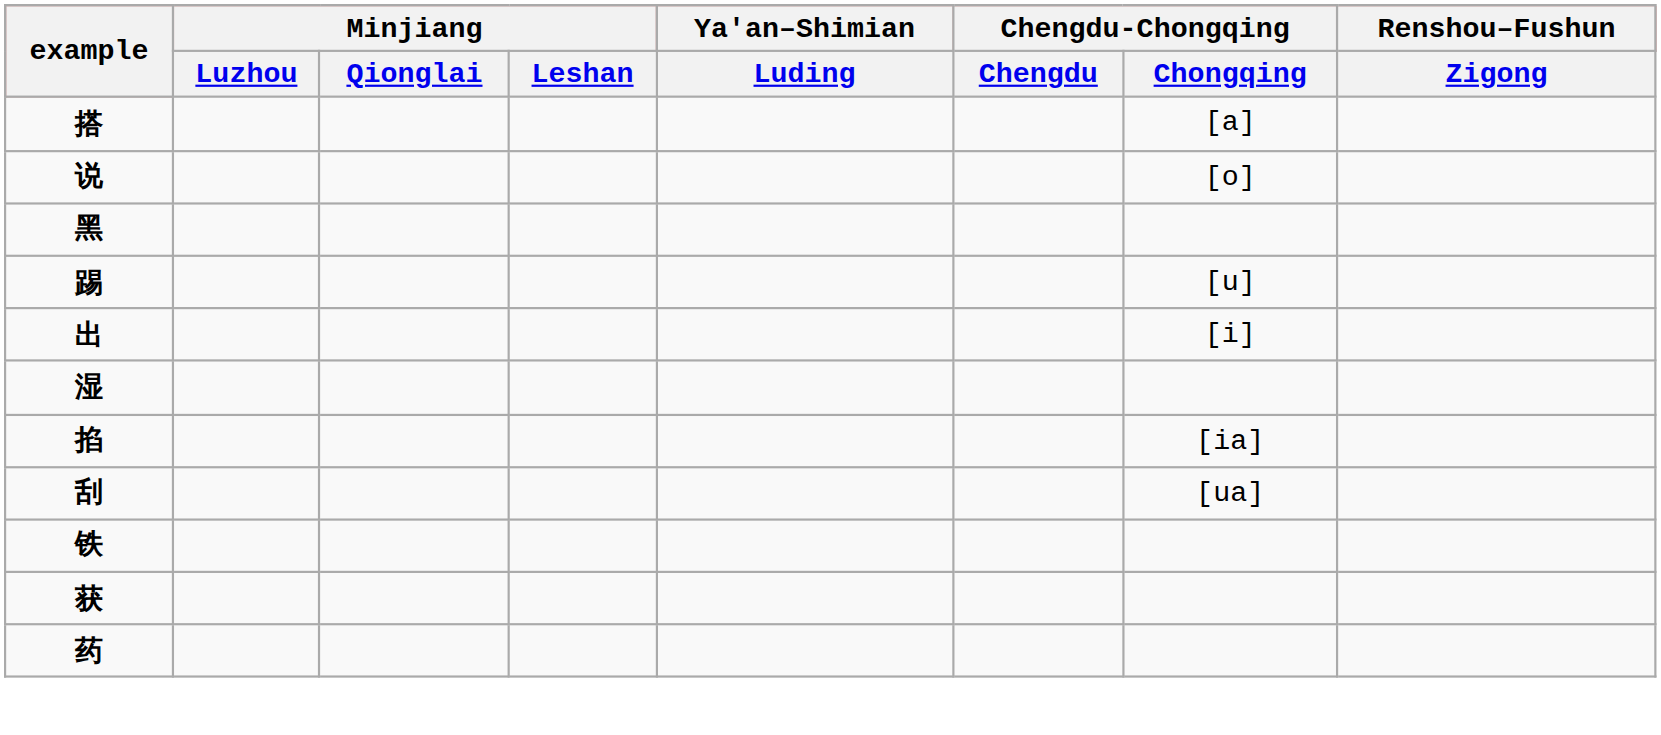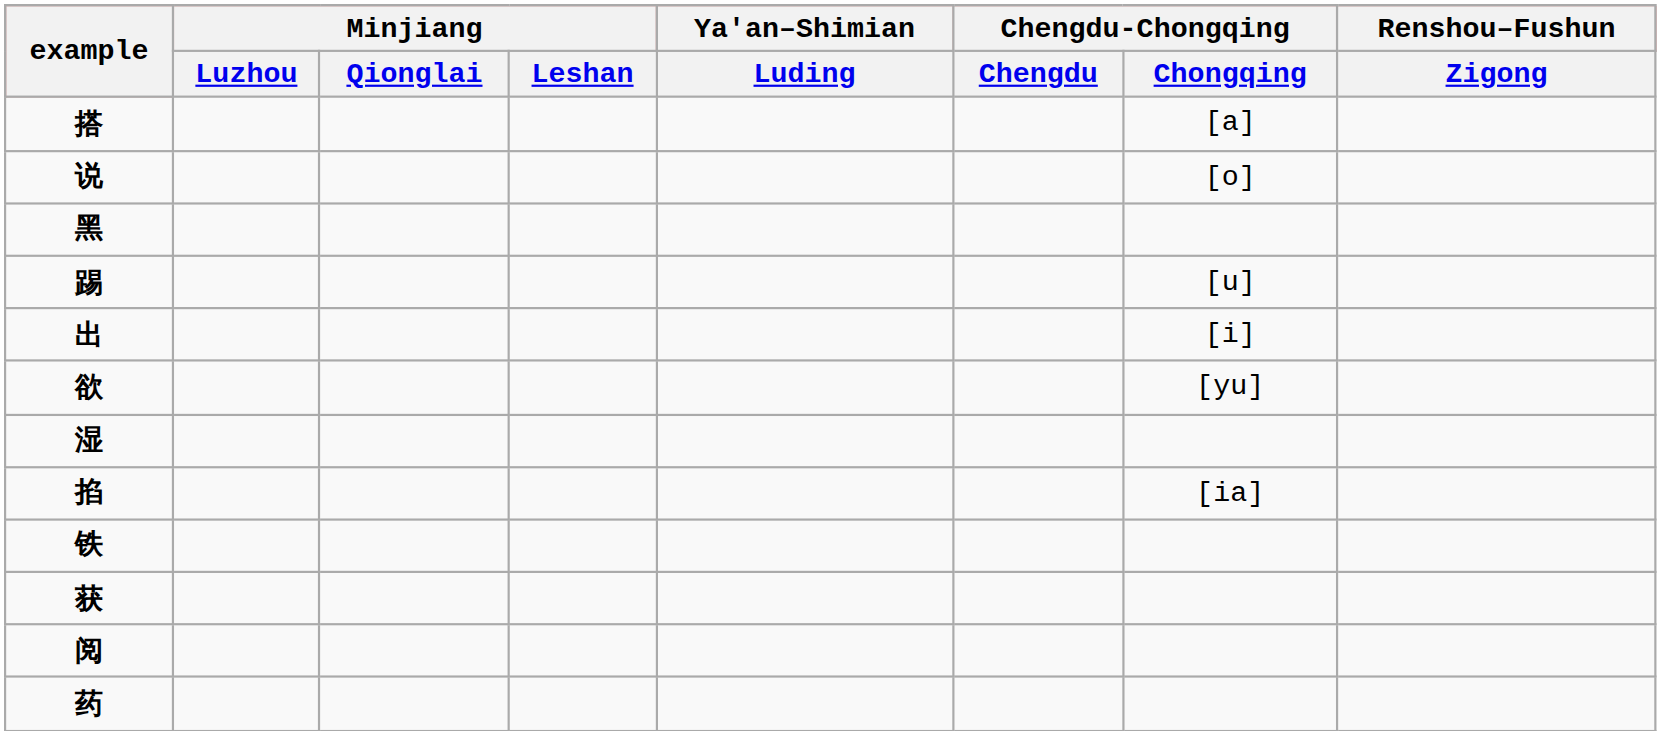+ row: (89, 389)
- row: (89, 494)
+ row: (89, 652)
